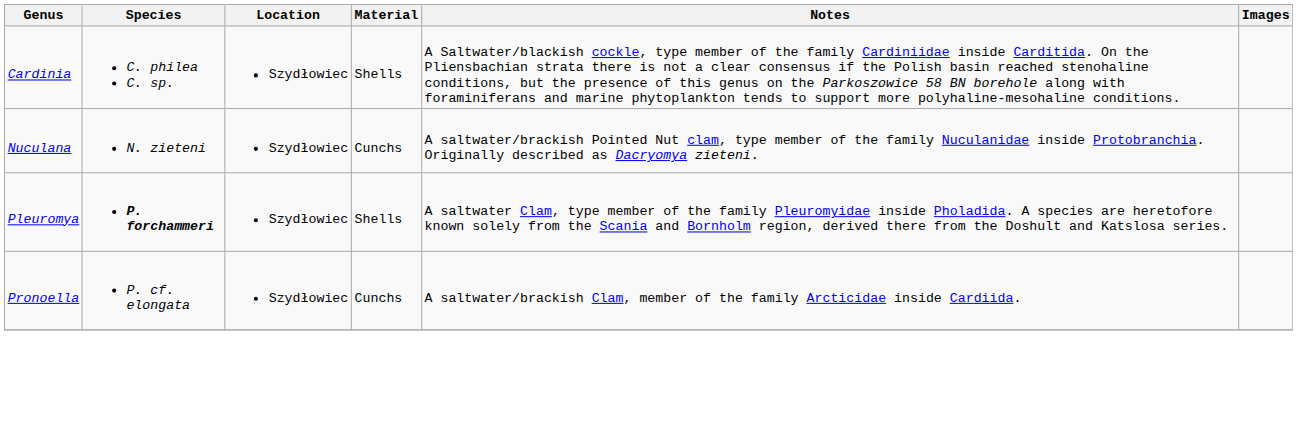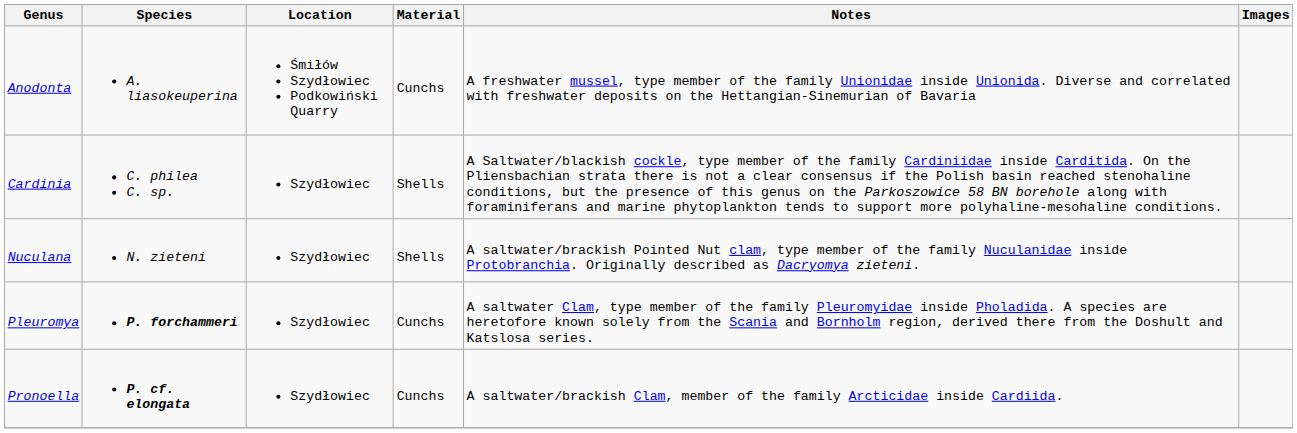+ row: (40, 88)
(378, 148) Cunchs -> (421, 258) Shells
(378, 219) Shells -> (421, 323) Cunchs
(154, 298) normal -> (164, 396) bold
